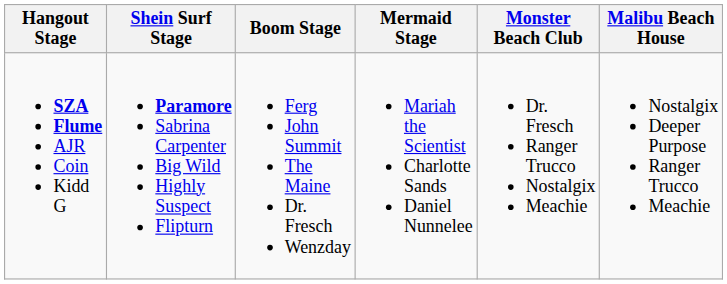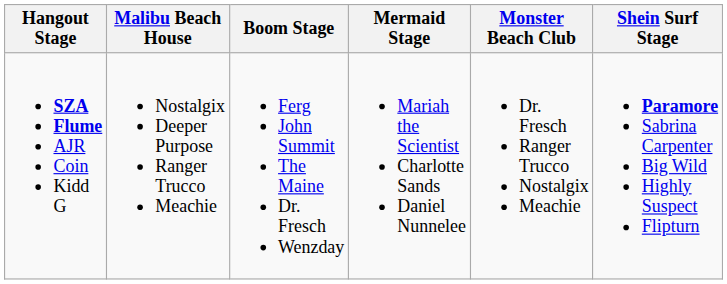columns swapped: (171, 28) <-> (661, 28)
